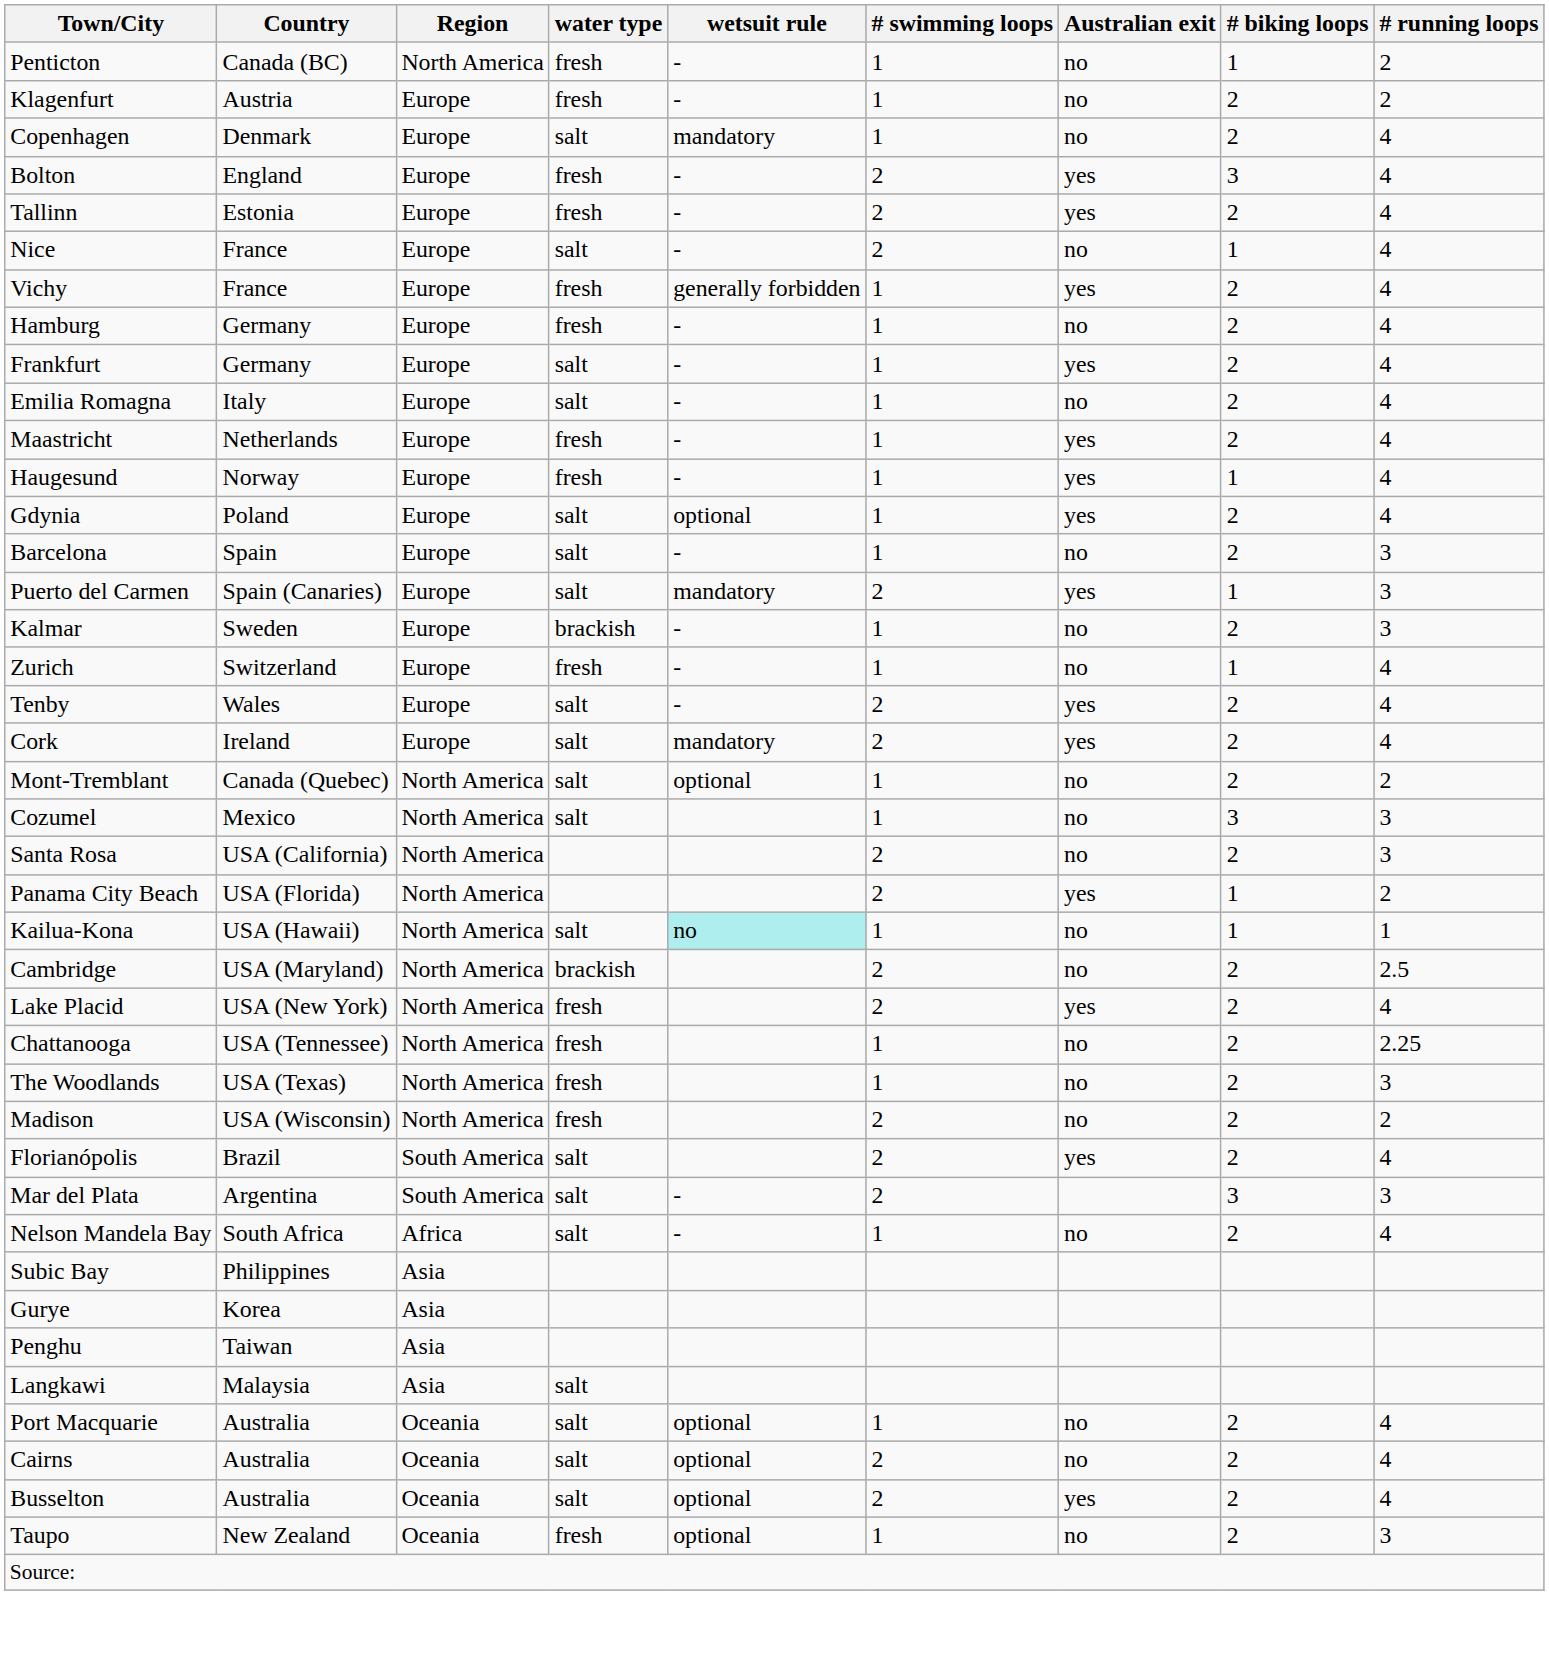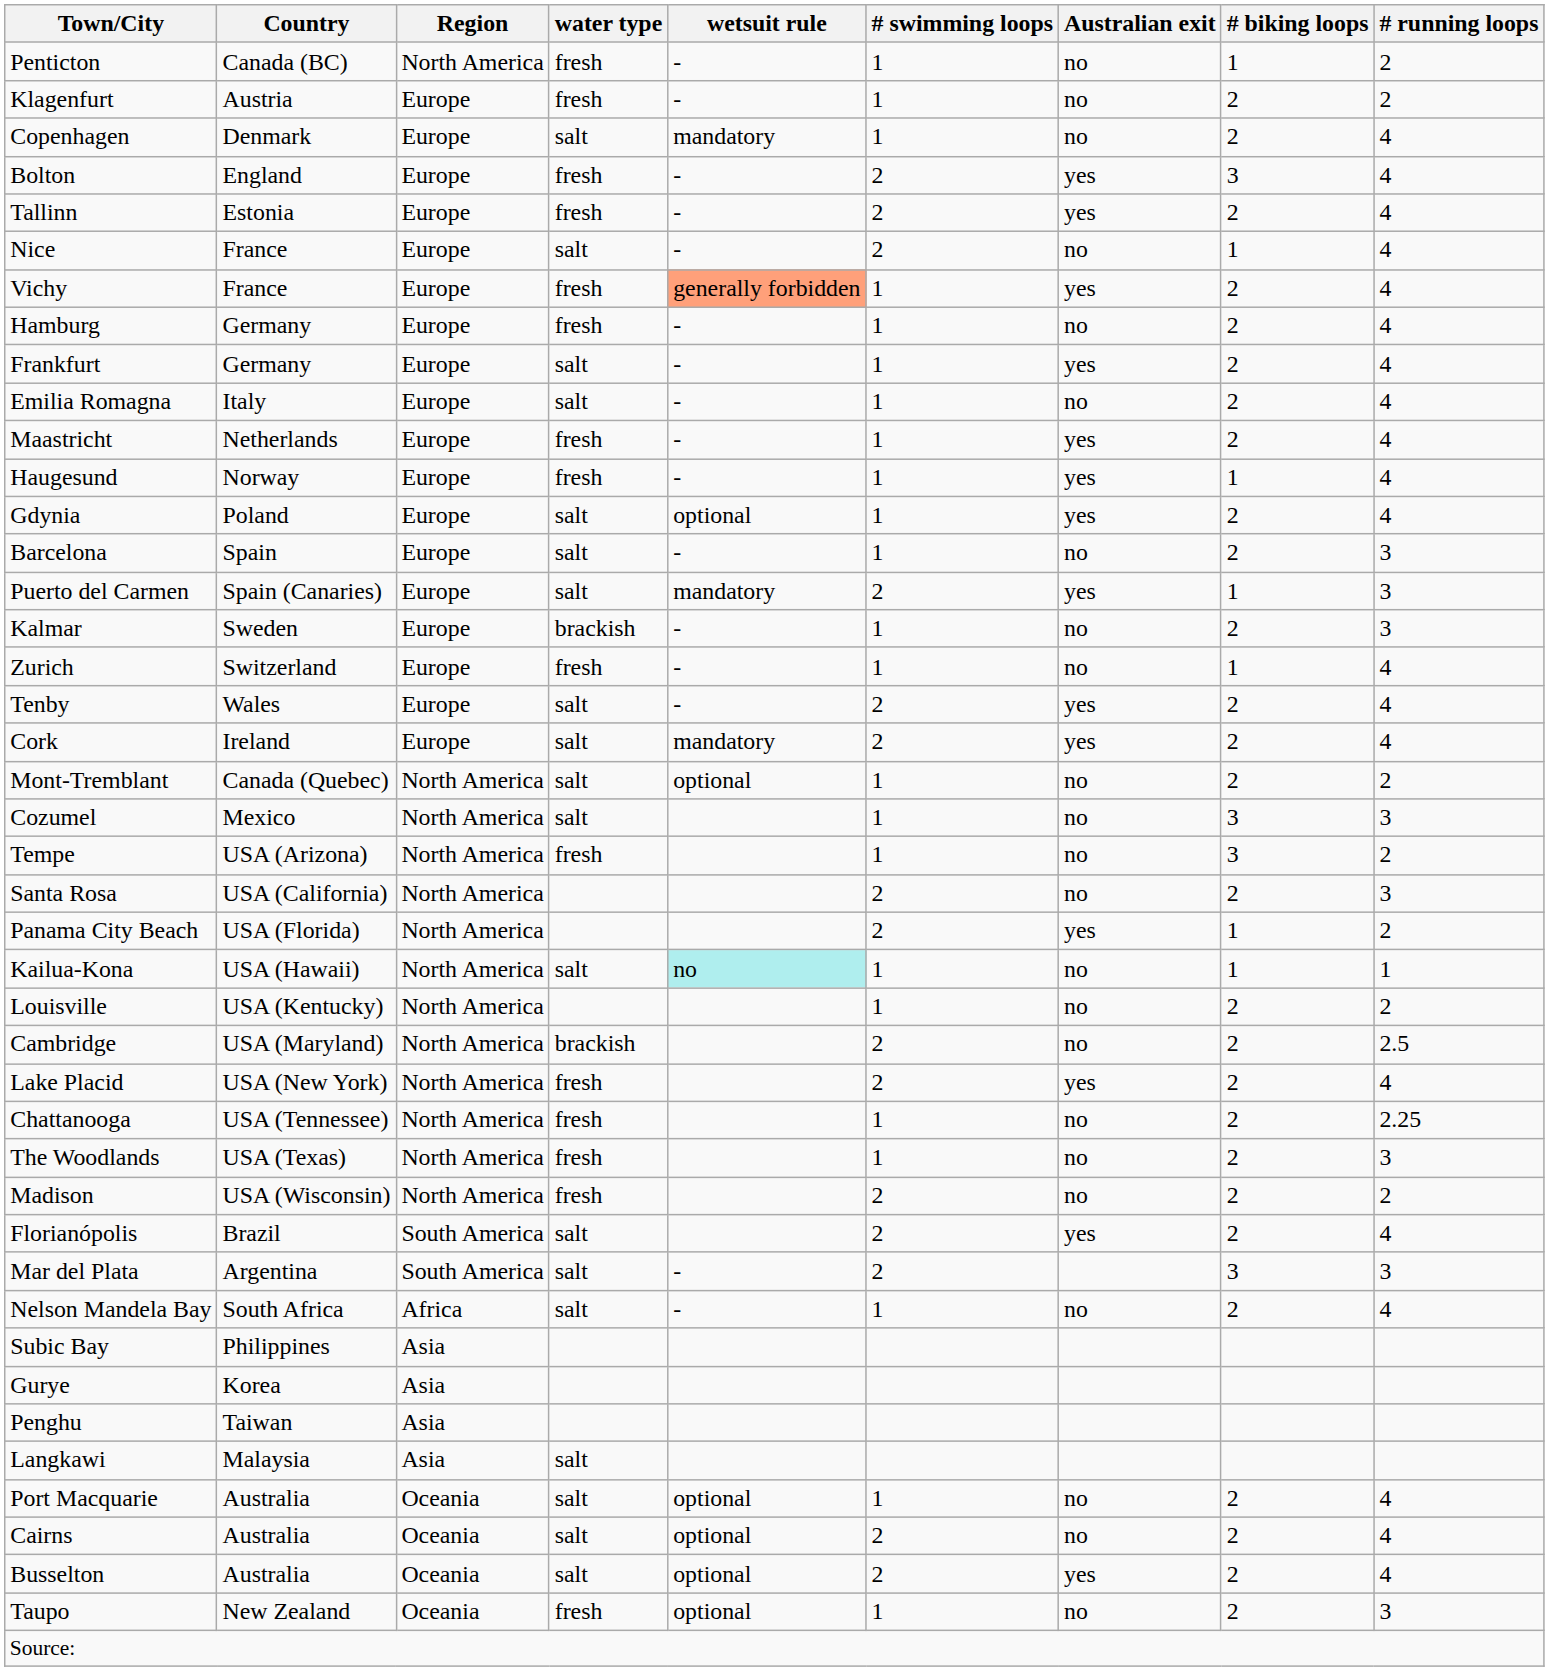(767, 288) no background -> (767, 288) lightsalmon background
+ row: (43, 855)
+ row: (59, 1006)
